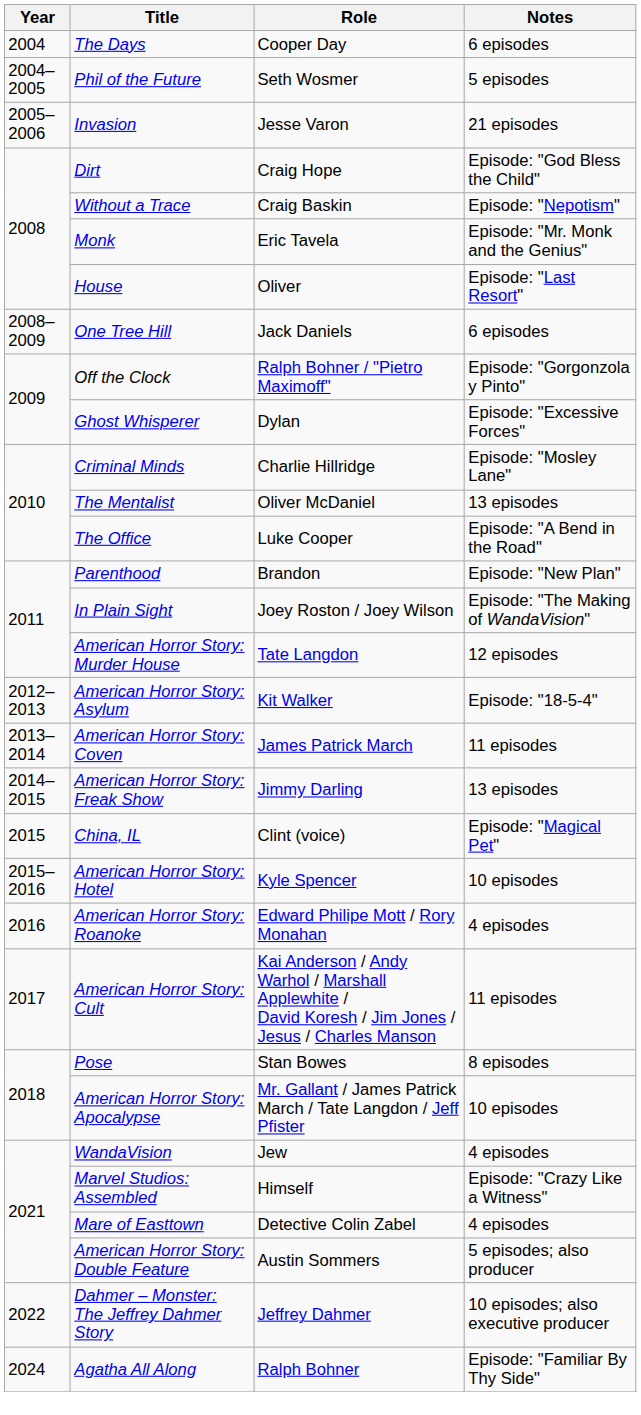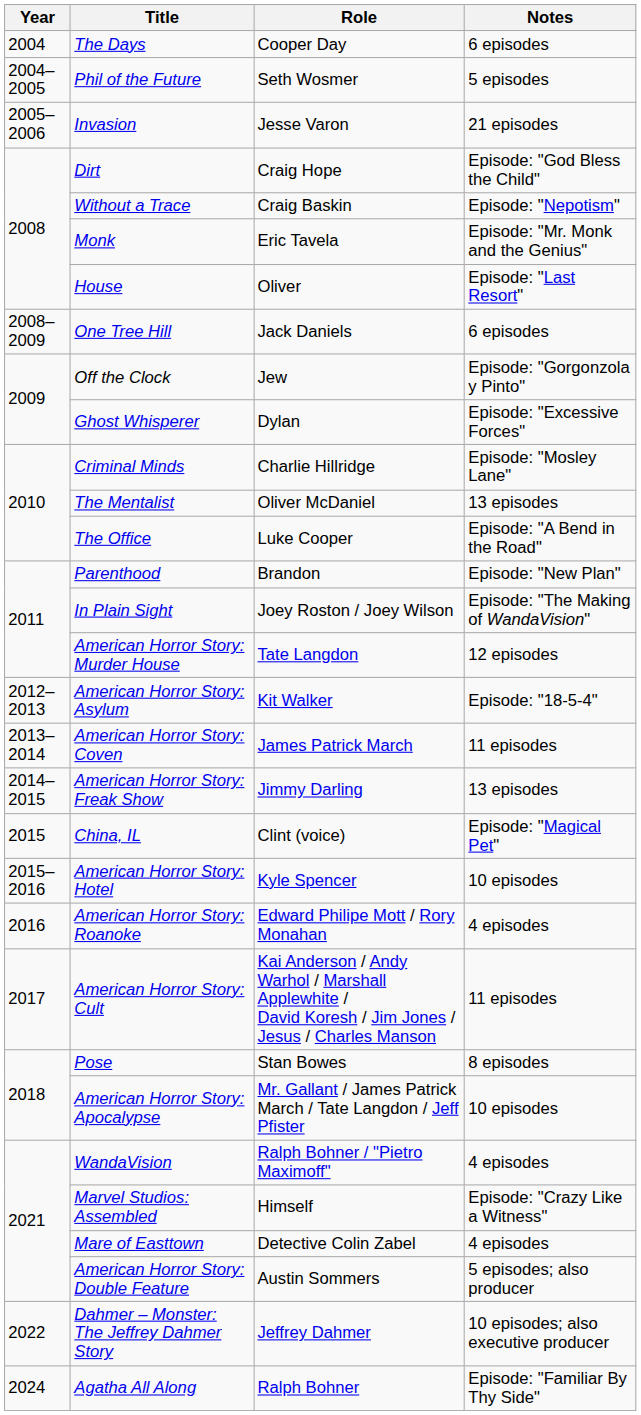(340, 376) Ralph Bohner / "Pietro Maximoff" -> (272, 376) Jew
(272, 1153) Jew -> (340, 1162) Ralph Bohner / "Pietro Maximoff"
